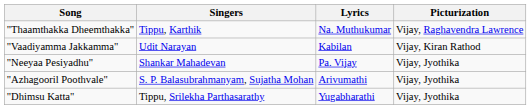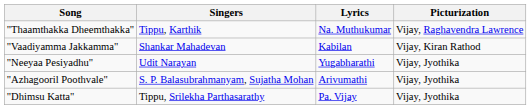(168, 46) Udit Narayan -> (182, 46) Shankar Mahadevan
(182, 63) Shankar Mahadevan -> (168, 63) Udit Narayan
(338, 63) Pa. Vijay -> (347, 63) Yugabharathi
(347, 96) Yugabharathi -> (338, 96) Pa. Vijay
